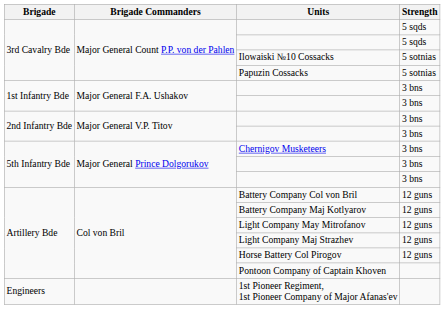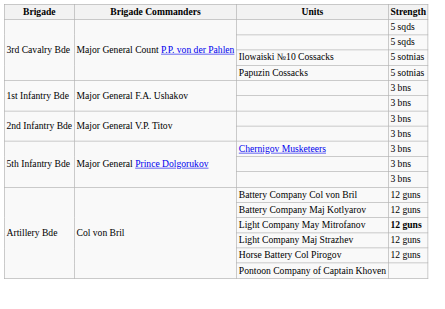(417, 225) normal -> (406, 225) bold
- row: (26, 291)
